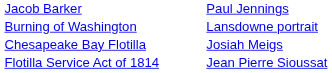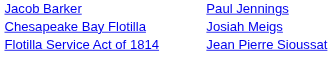- row: (71, 26)
